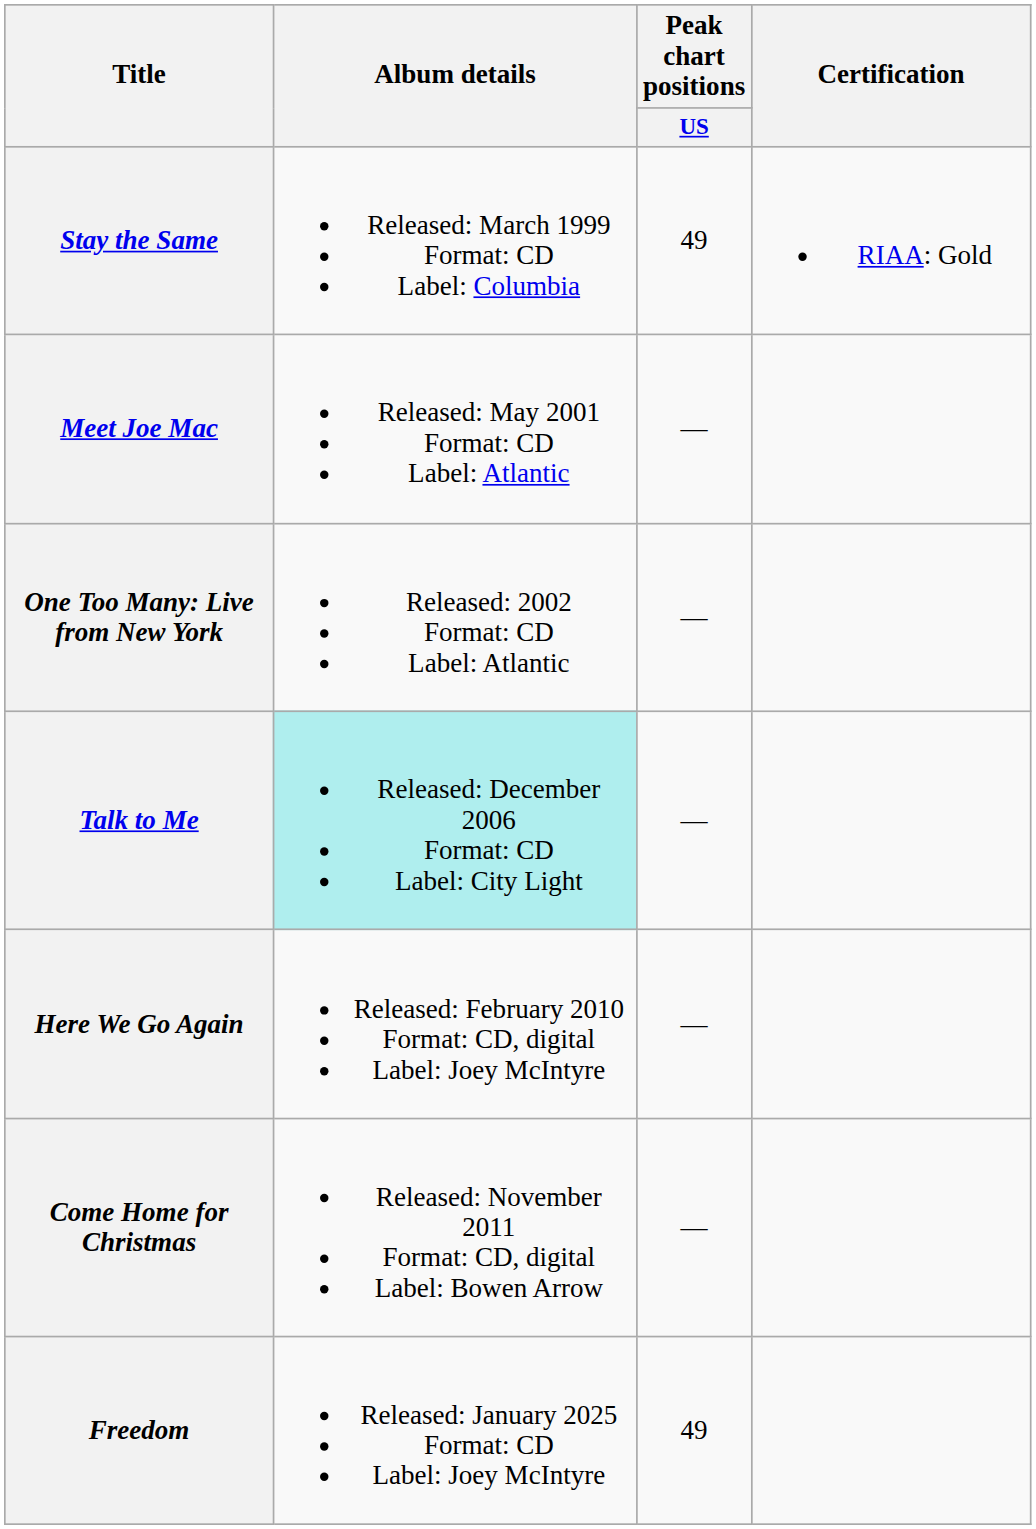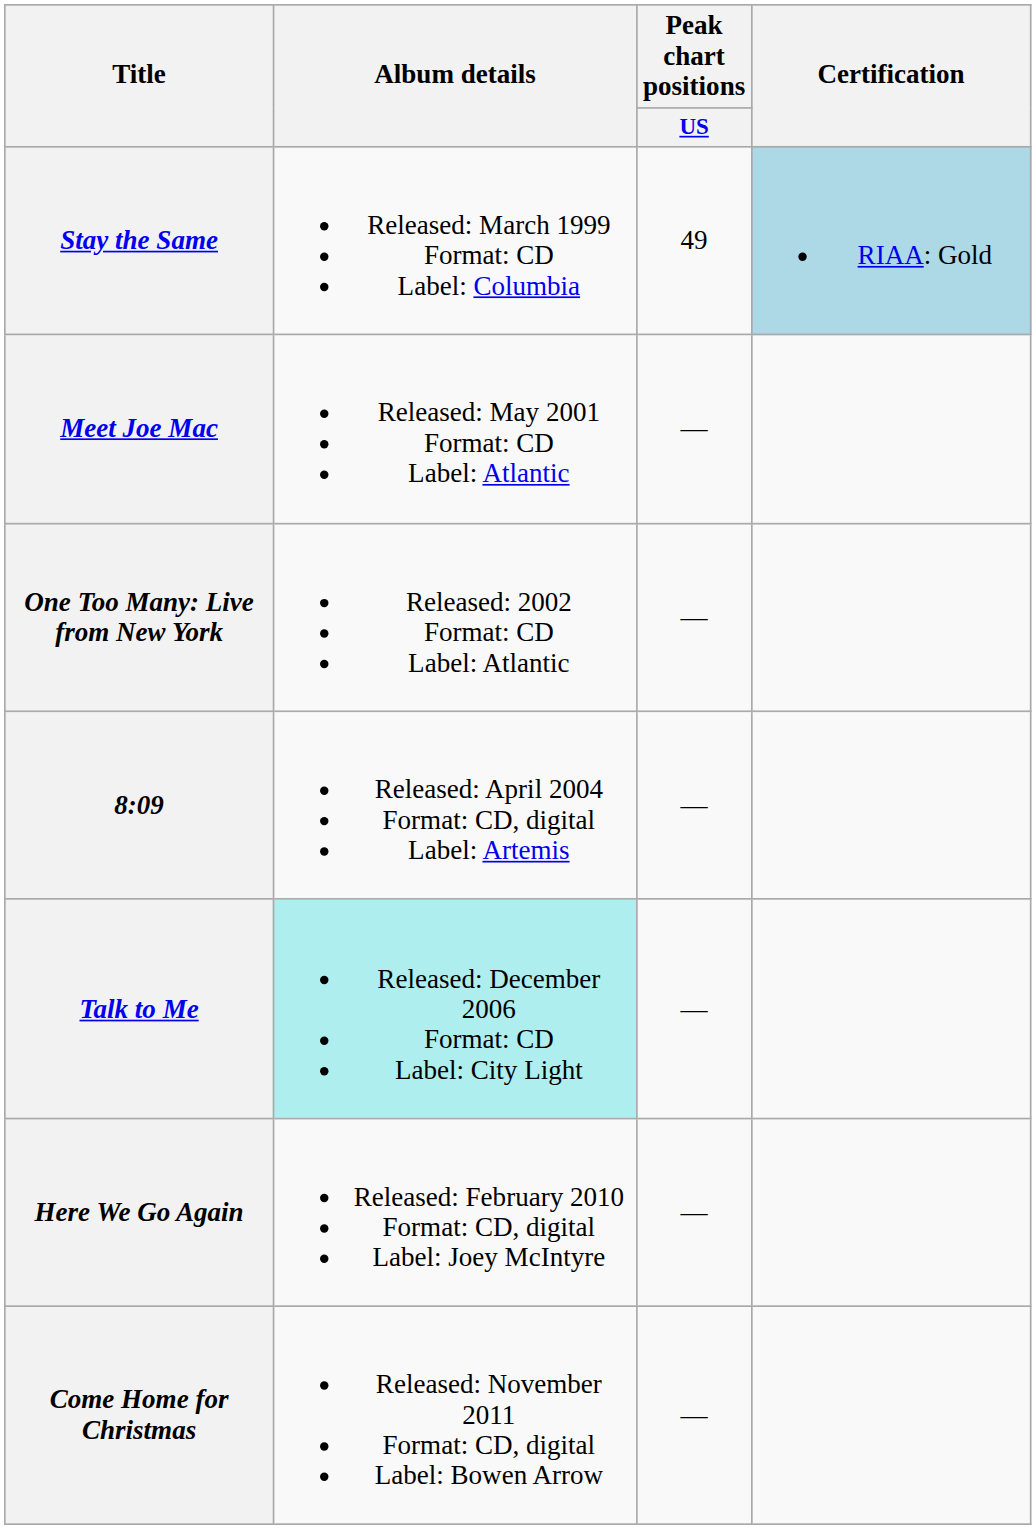(891, 256) no background -> (891, 256) lightblue background
+ row: (139, 804)
- row: (139, 1430)
